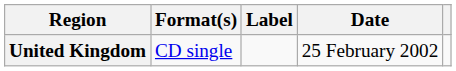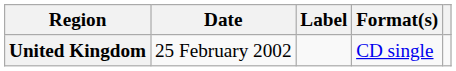columns swapped: (370, 19) <-> (196, 19)
